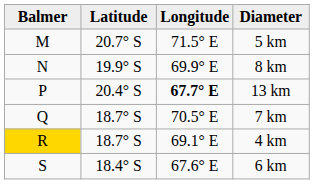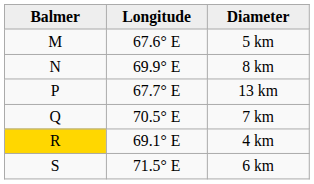- column: (119, 16)
(195, 41) 71.5° E -> (157, 41) 67.6° E
(195, 91) bold -> (157, 91) normal
(195, 166) 67.6° E -> (157, 166) 71.5° E
